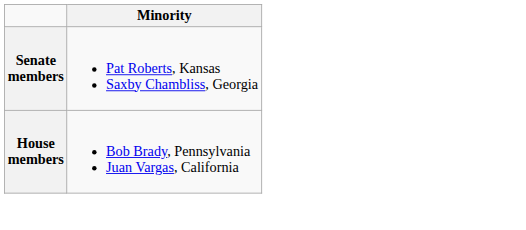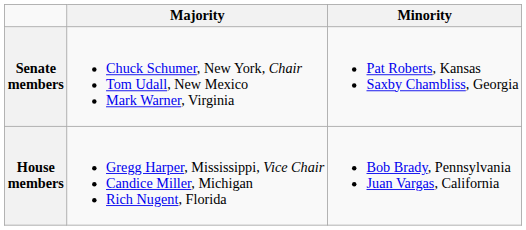+ column: (197, 15)
